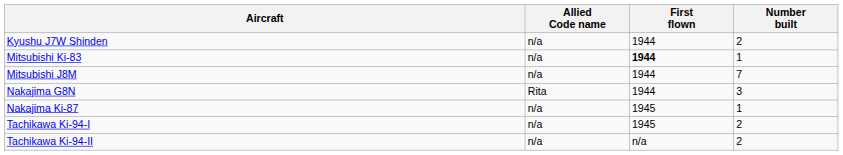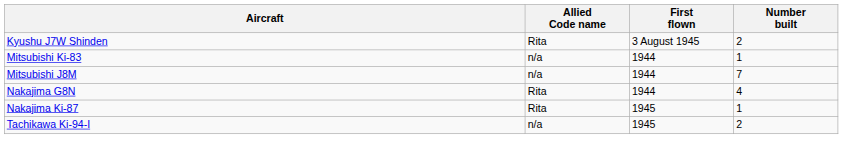(535, 41) n/a -> (537, 41) Rita
(644, 41) 1944 -> (666, 41) 3 August 1945
(644, 58) bold -> (644, 58) normal
(739, 91) 3 -> (739, 91) 4
(535, 108) n/a -> (537, 108) Rita
- row: (50, 141)
